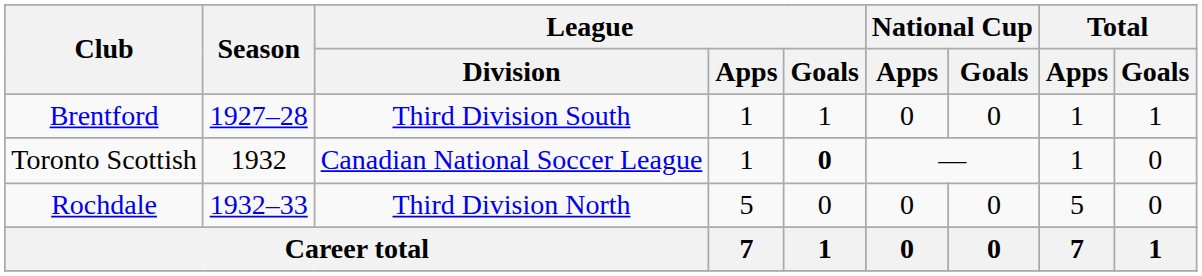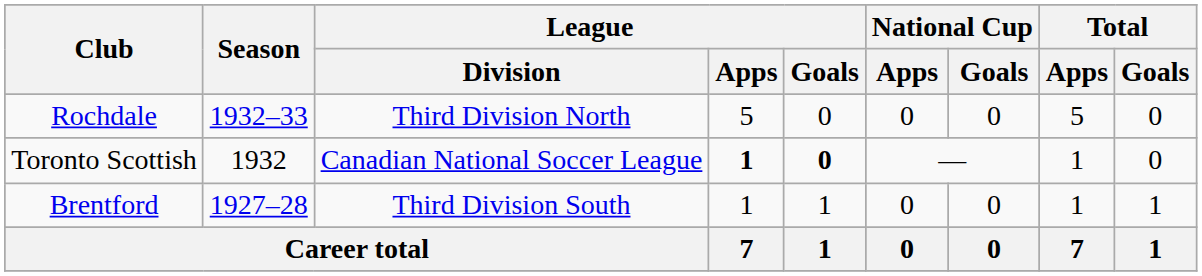rows swapped: (104, 115) <-> (104, 204)
(746, 159) normal -> (746, 159) bold
